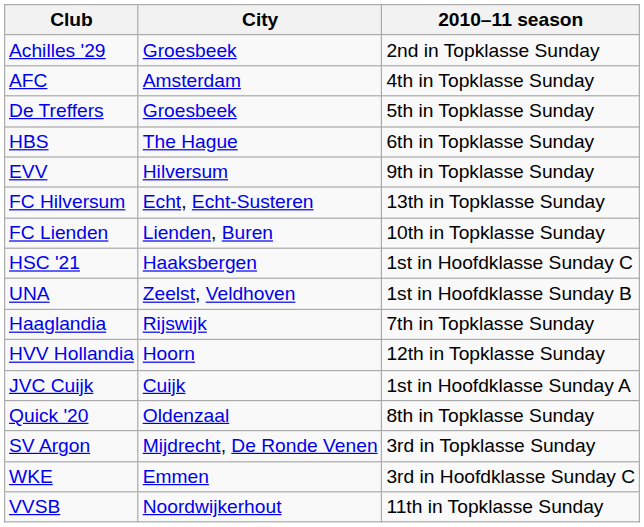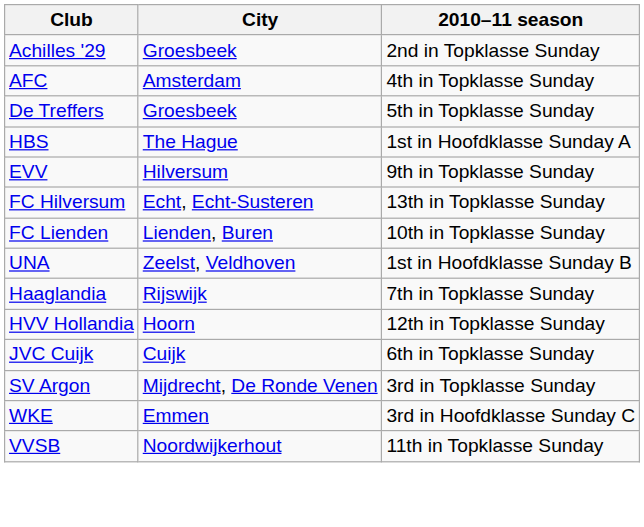(490, 141) 6th in Topklasse Sunday -> (509, 141) 1st in Hoofdklasse Sunday A
- row: (44, 263)
(509, 385) 1st in Hoofdklasse Sunday A -> (490, 354) 6th in Topklasse Sunday
- row: (49, 415)
